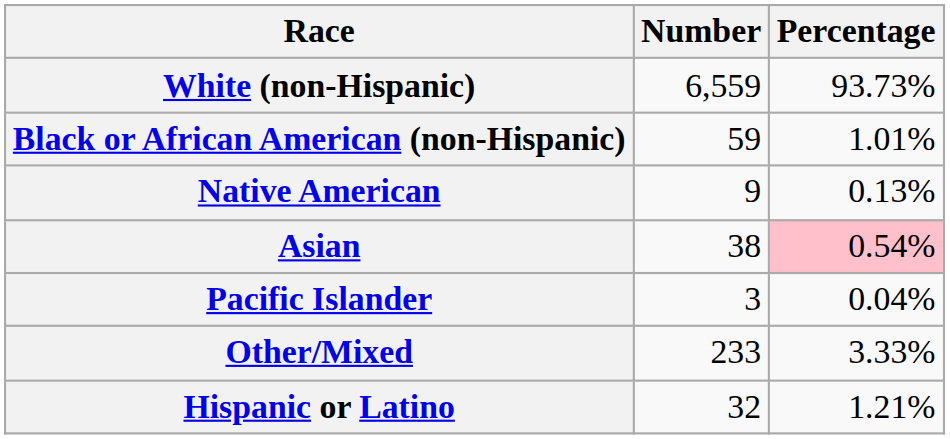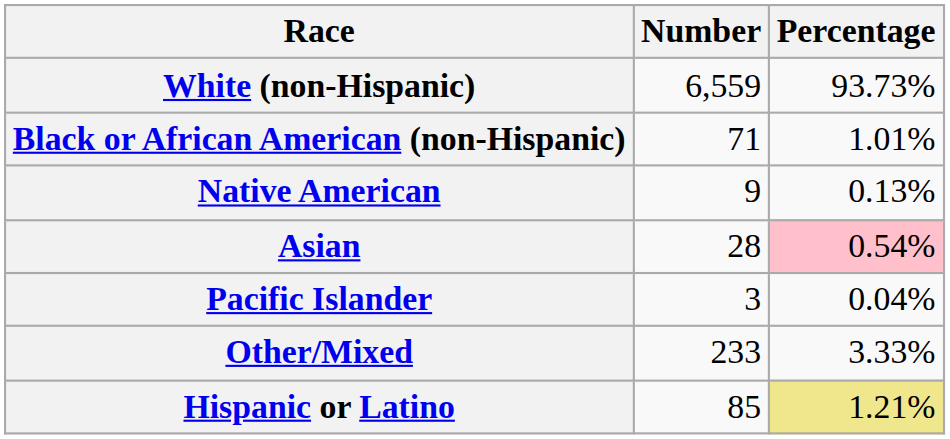(744, 138) 59 -> (744, 138) 71
(744, 245) 38 -> (744, 245) 28
(744, 406) 32 -> (744, 406) 85
(892, 406) no background -> (892, 406) khaki background
